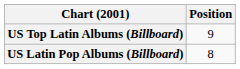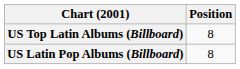(211, 34) 9 -> (211, 34) 8
